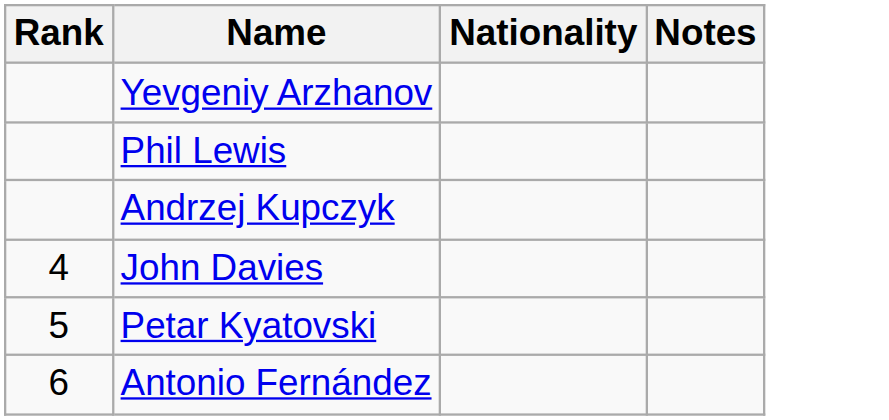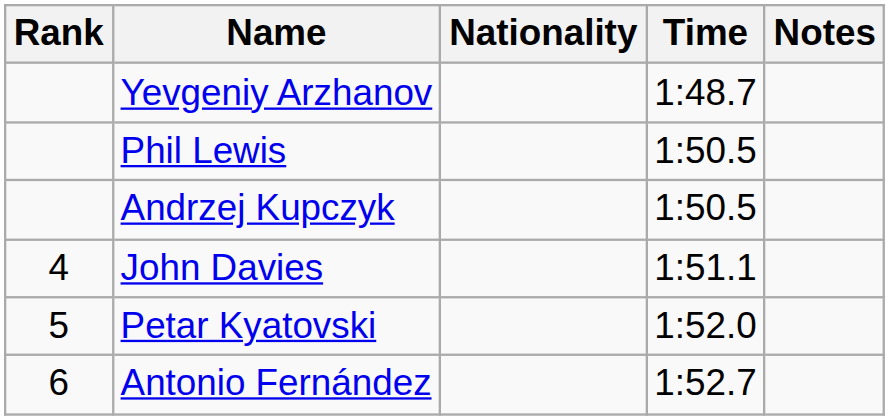+ column: (705, 33)
